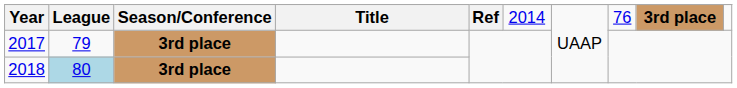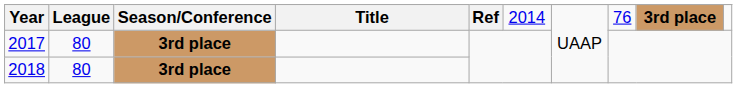(81, 43) 79 -> (81, 43) 80
(81, 69) lightblue background -> (81, 69) no background
